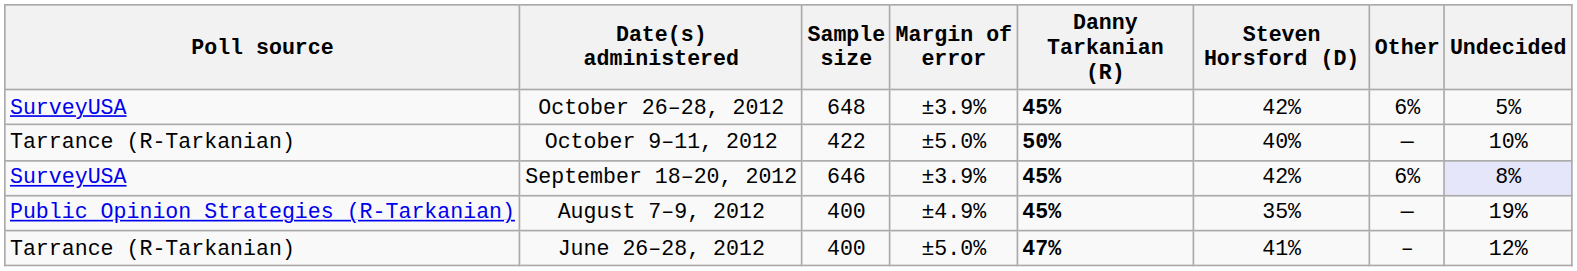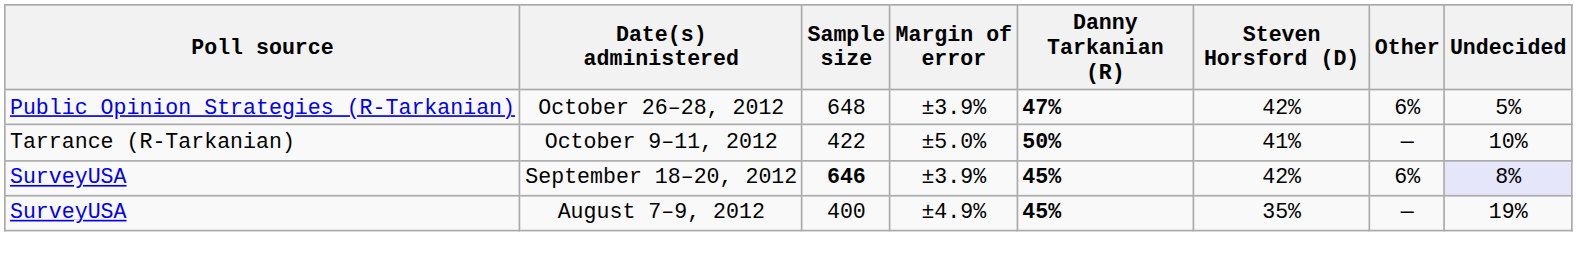(68, 107) SurveyUSA -> (262, 107) Public Opinion Strategies (R-Tarkanian)
(1042, 107) 45% -> (1042, 107) 47%
(1282, 143) 40% -> (1282, 143) 41%
(846, 178) normal -> (846, 178) bold
(262, 213) Public Opinion Strategies (R-Tarkanian) -> (68, 213) SurveyUSA
- row: (661, 248)
